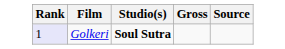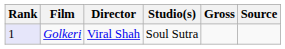+ column: (114, 14)
(143, 34) bold -> (172, 34) normal
